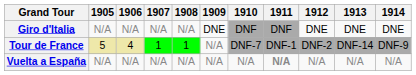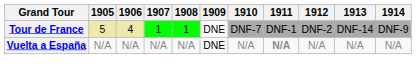- row: (46, 29)
(214, 45) N/A -> (214, 29) DNE
(214, 62) N/A -> (214, 45) DNE
